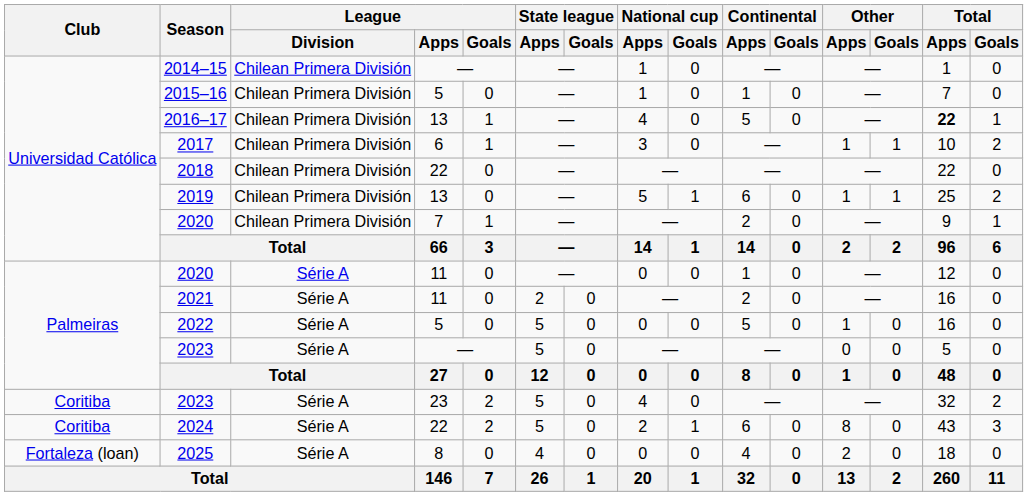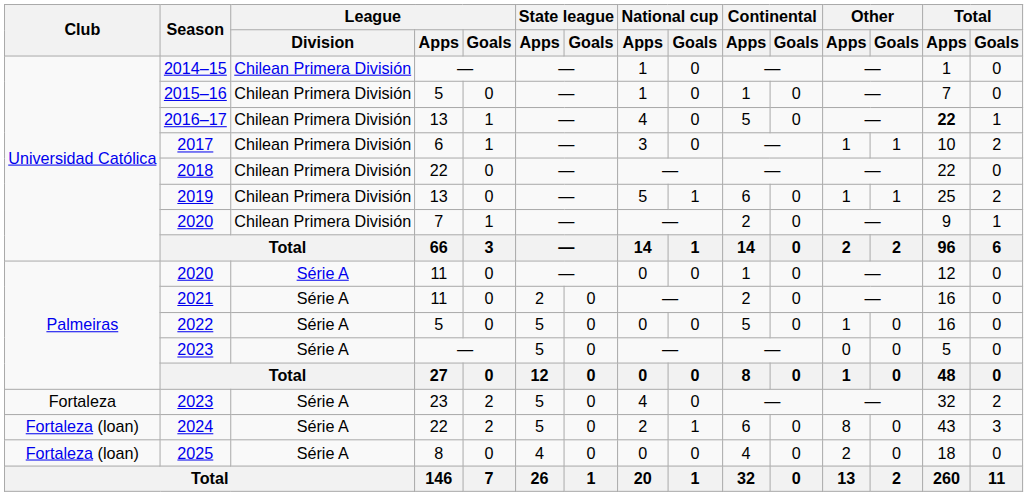(82, 401) Coritiba -> (82, 401) Fortaleza
(82, 427) Coritiba -> (82, 427) Fortaleza (loan)
